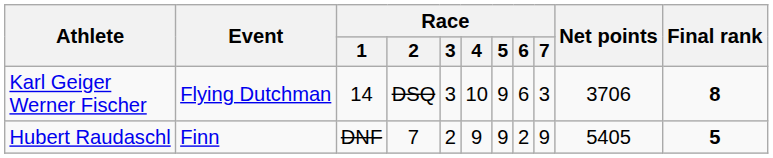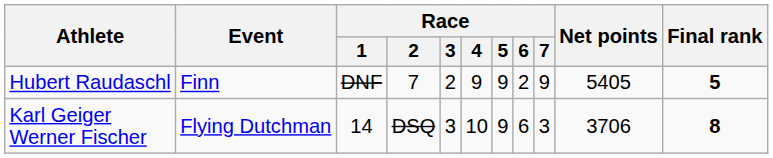rows swapped: (90, 137) <-> (78, 94)
